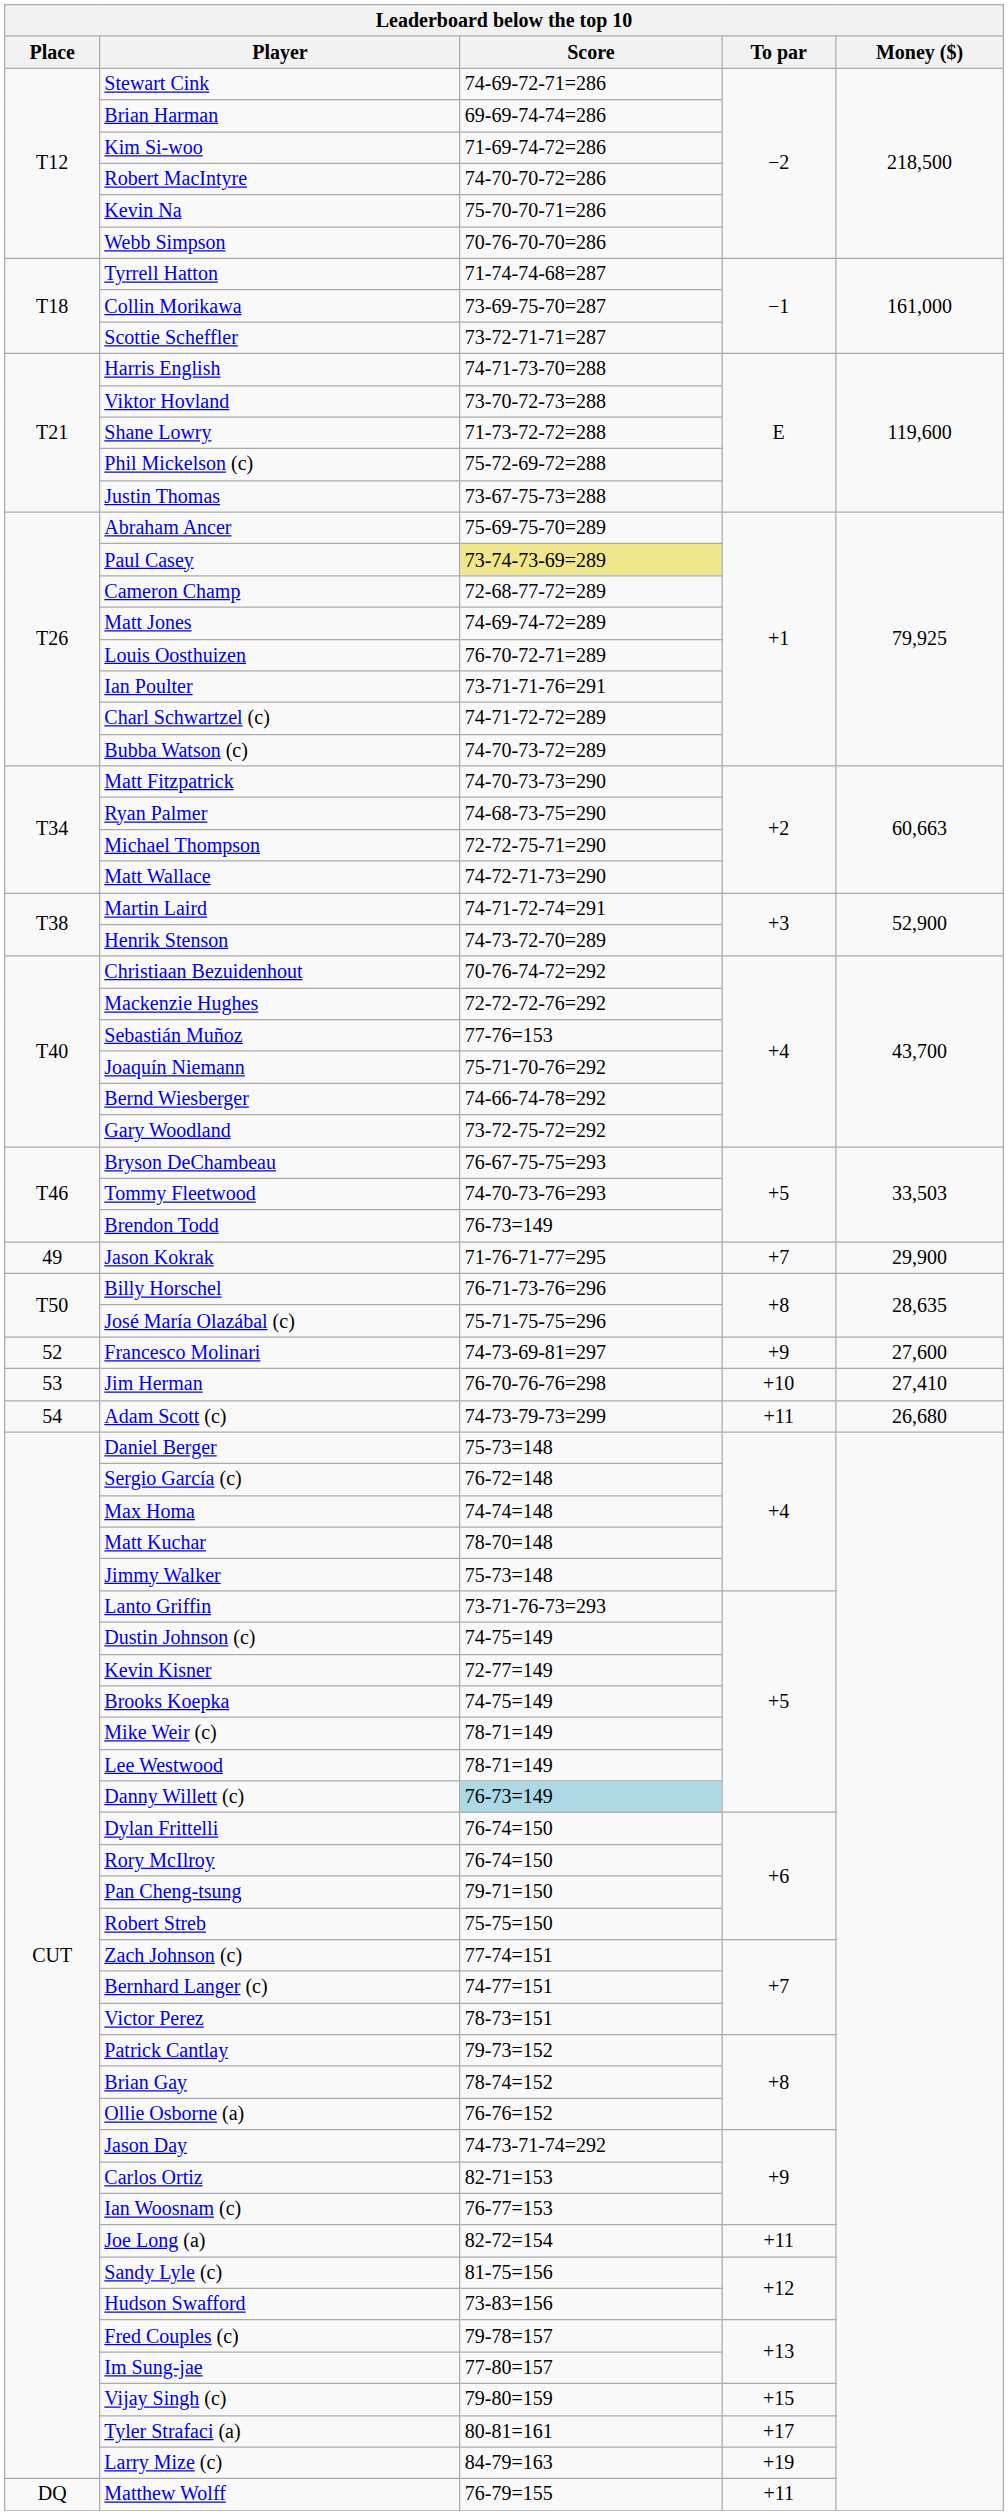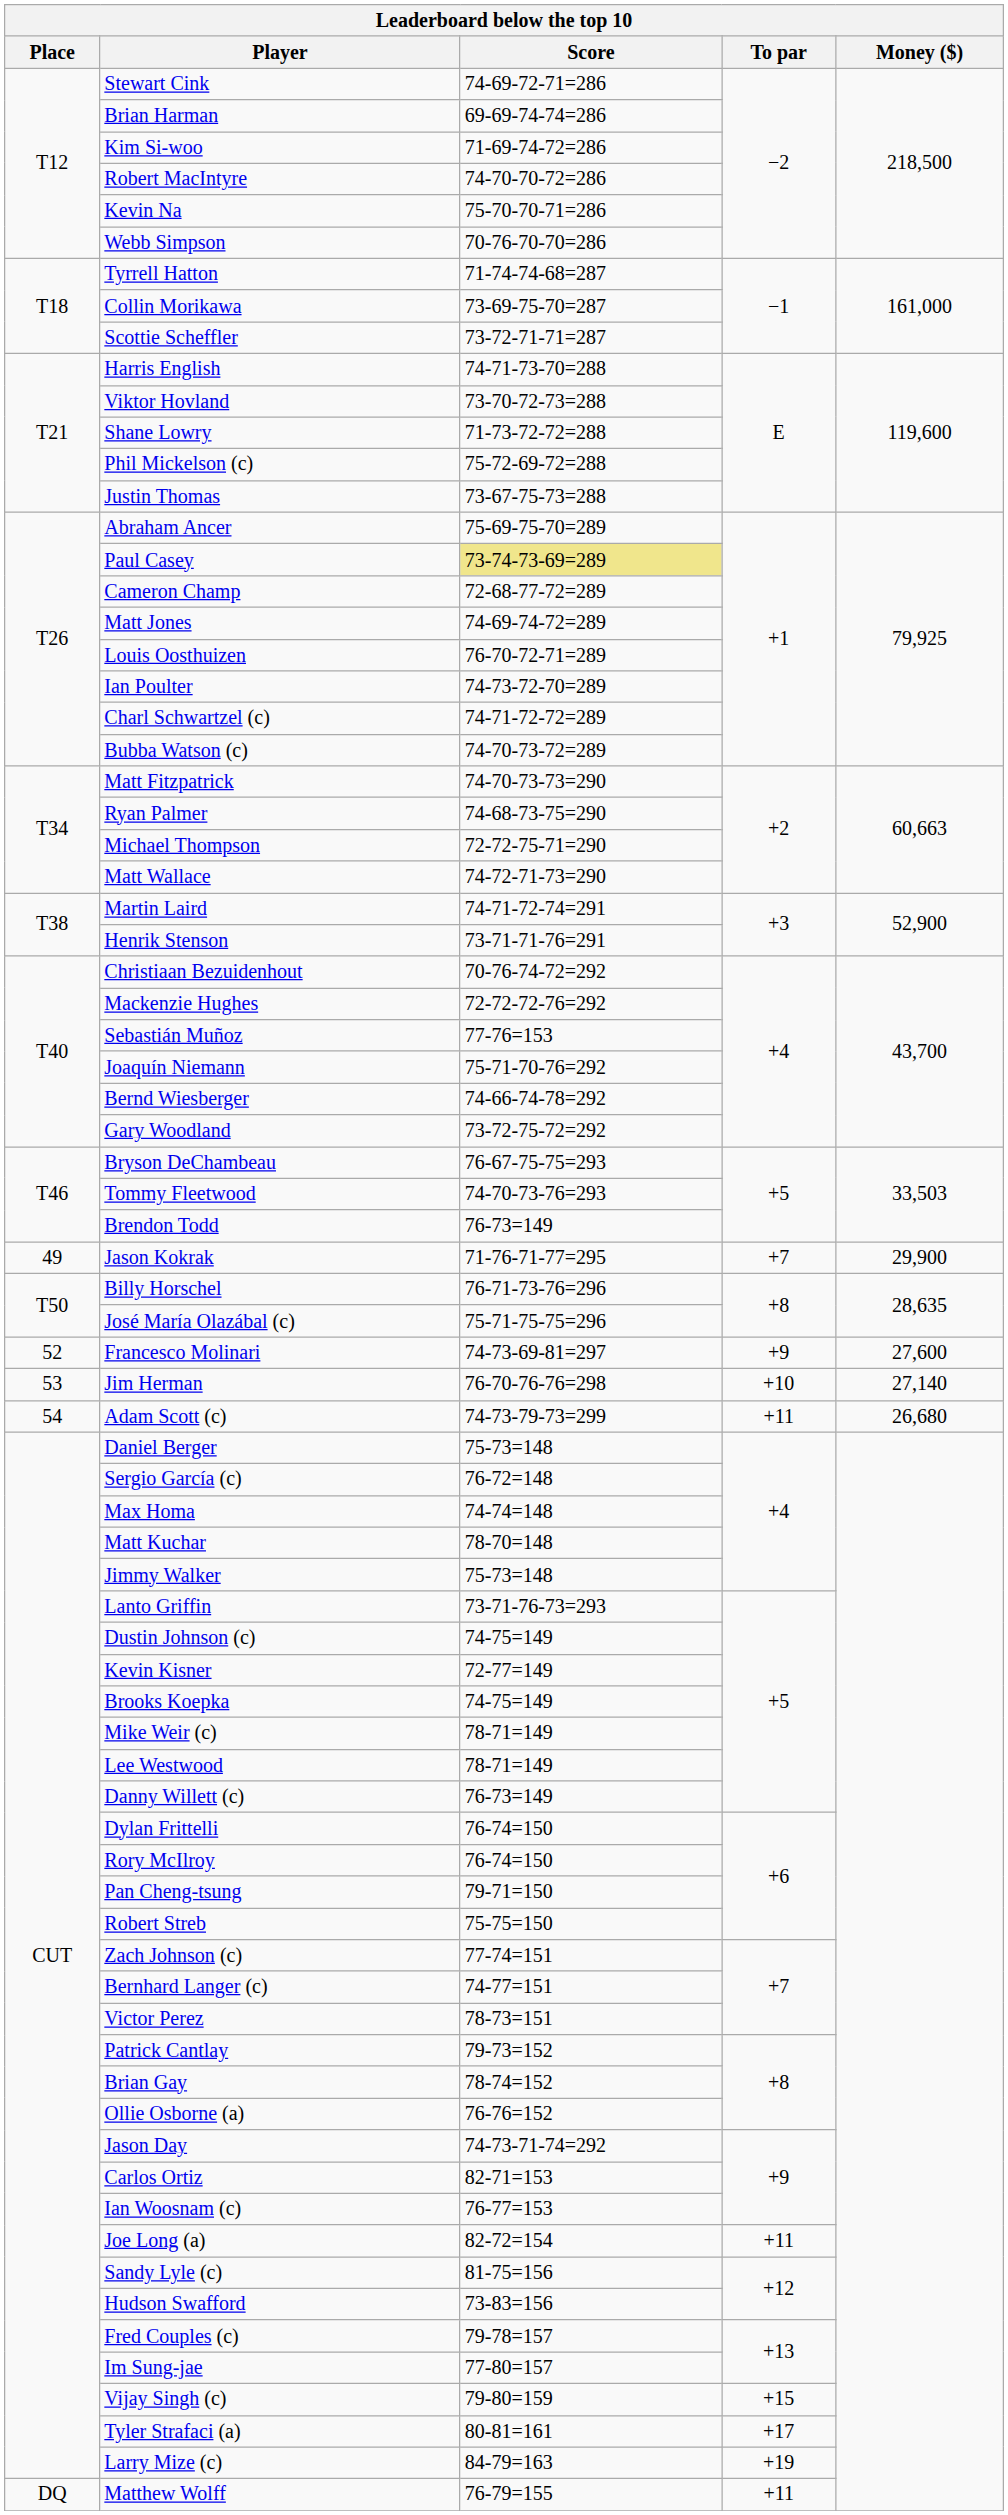(535, 686) 73-71-71-76=291 -> (535, 686) 74-73-72-70=289
(535, 940) 74-73-72-70=289 -> (535, 940) 73-71-71-76=291
(920, 1384) 27,410 -> (920, 1384) 27,140
(509, 1796) lightblue background -> (509, 1796) no background
